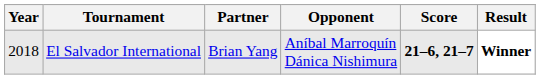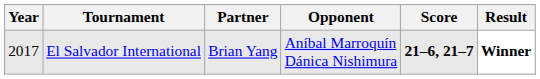(24, 52) 2018 -> (24, 52) 2017
